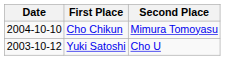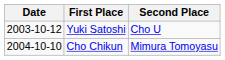rows swapped: (96, 47) <-> (95, 30)
